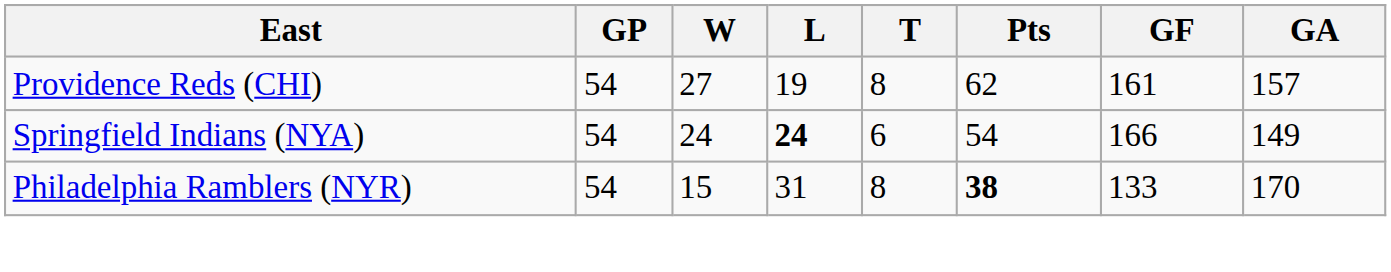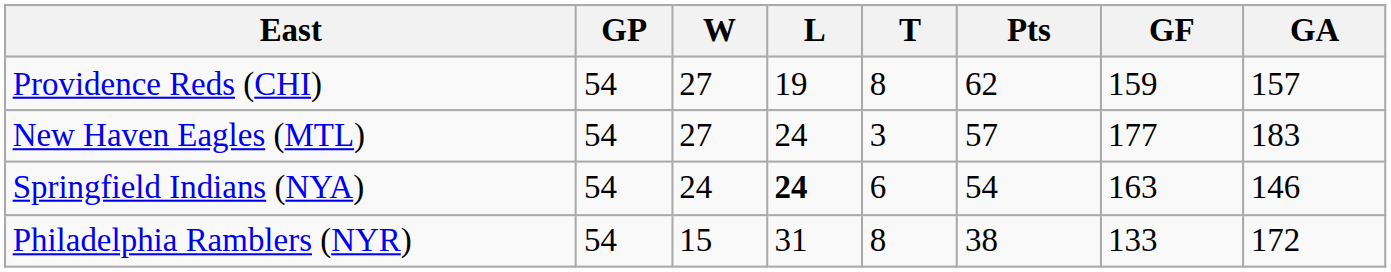(1133, 82) 161 -> (1133, 82) 159
+ row: (189, 135)
(1133, 135) 166 -> (1133, 187) 163
(1276, 135) 149 -> (1276, 187) 146
(982, 187) bold -> (982, 239) normal
(1276, 187) 170 -> (1276, 239) 172
